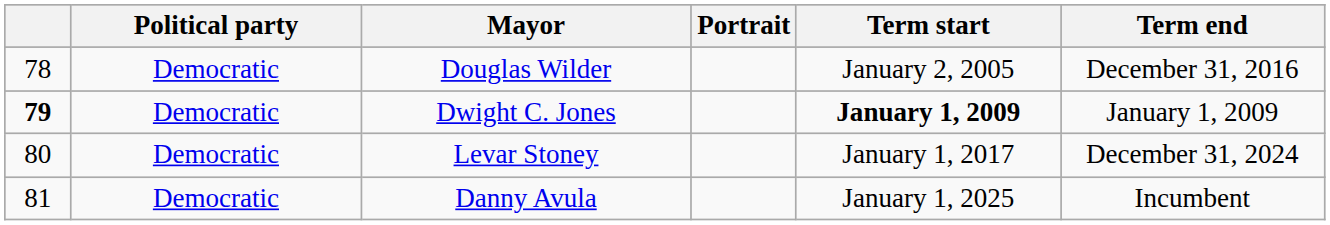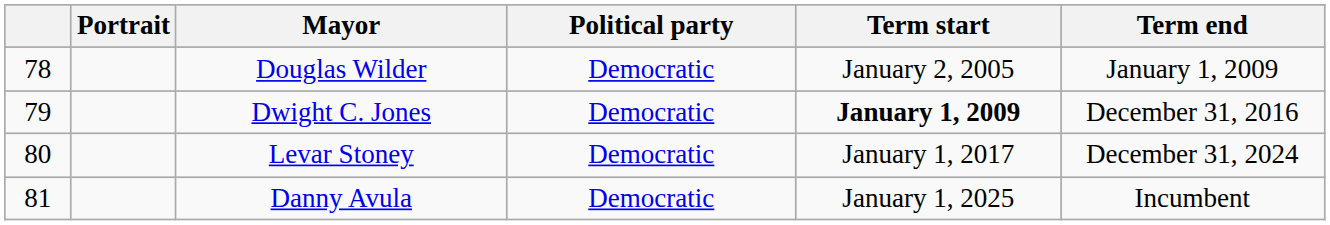columns swapped: (744, 25) <-> (216, 25)
(1192, 68) December 31, 2016 -> (1192, 68) January 1, 2009
(38, 111) bold -> (38, 111) normal
(1192, 111) January 1, 2009 -> (1192, 111) December 31, 2016
